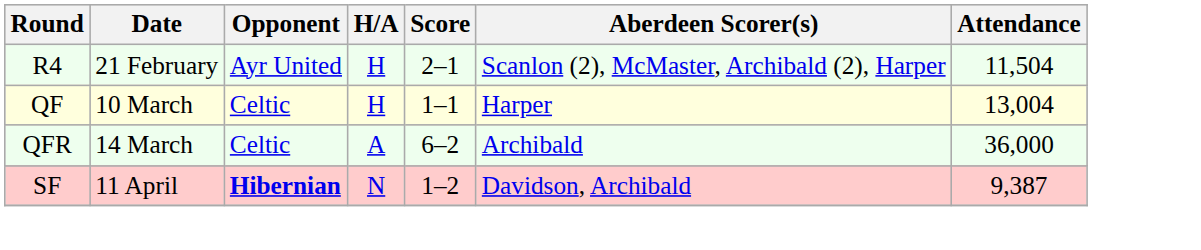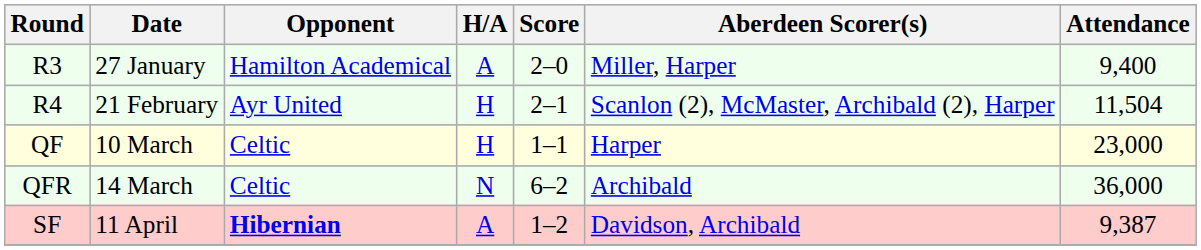+ row: (47, 64)
(1019, 104) 13,004 -> (1128, 144) 23,000
(376, 144) A -> (485, 184) N
(376, 184) N -> (485, 225) A
